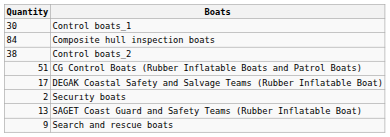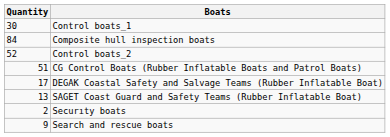(12, 54) 38 -> (12, 54) 52
rows swapped: (207, 111) <-> (89, 97)
